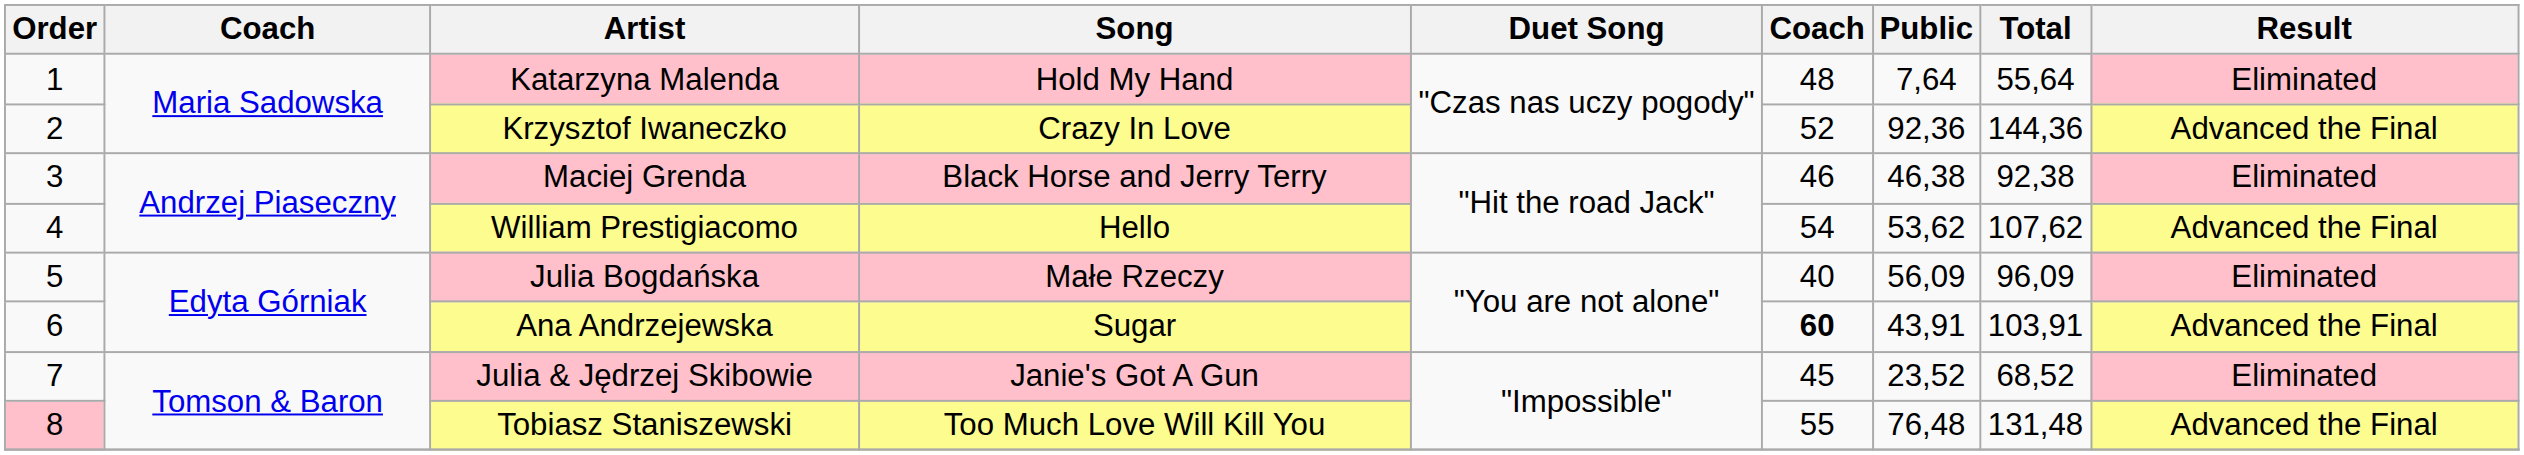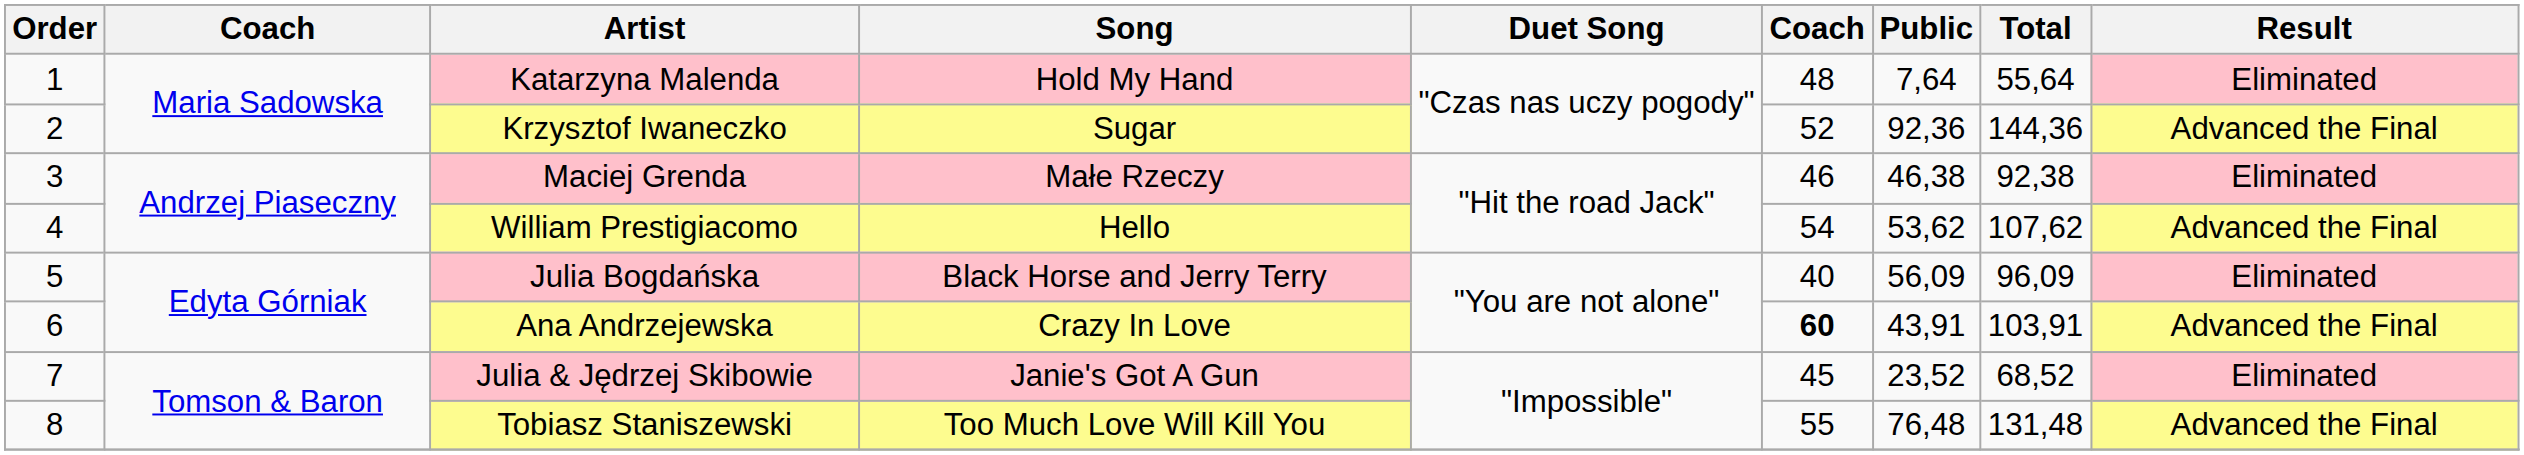(1135, 128) Crazy In Love -> (1135, 128) Sugar
(1135, 177) Black Horse and Jerry Terry -> (1135, 177) Małe Rzeczy
(1135, 276) Małe Rzeczy -> (1135, 276) Black Horse and Jerry Terry
(1135, 326) Sugar -> (1135, 326) Crazy In Love
(55, 425) pink background -> (55, 425) no background
